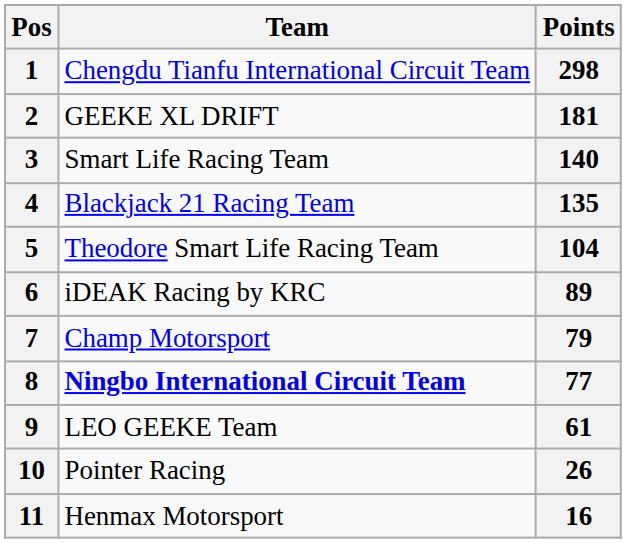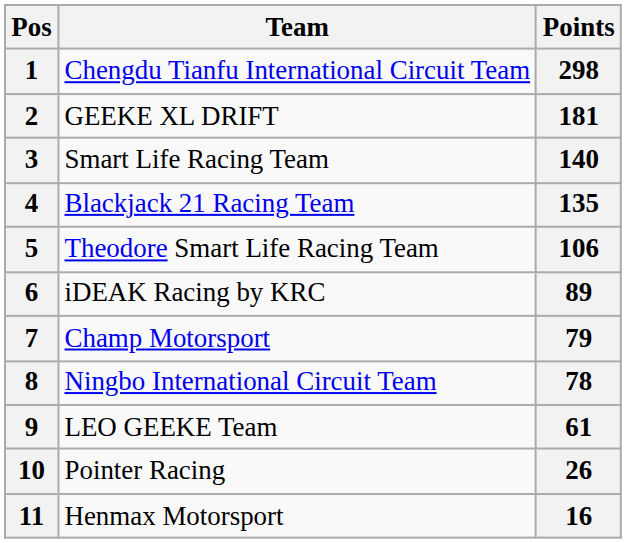(579, 248) 104 -> (579, 248) 106
(265, 381) bold -> (251, 381) normal
(579, 381) 77 -> (579, 381) 78
